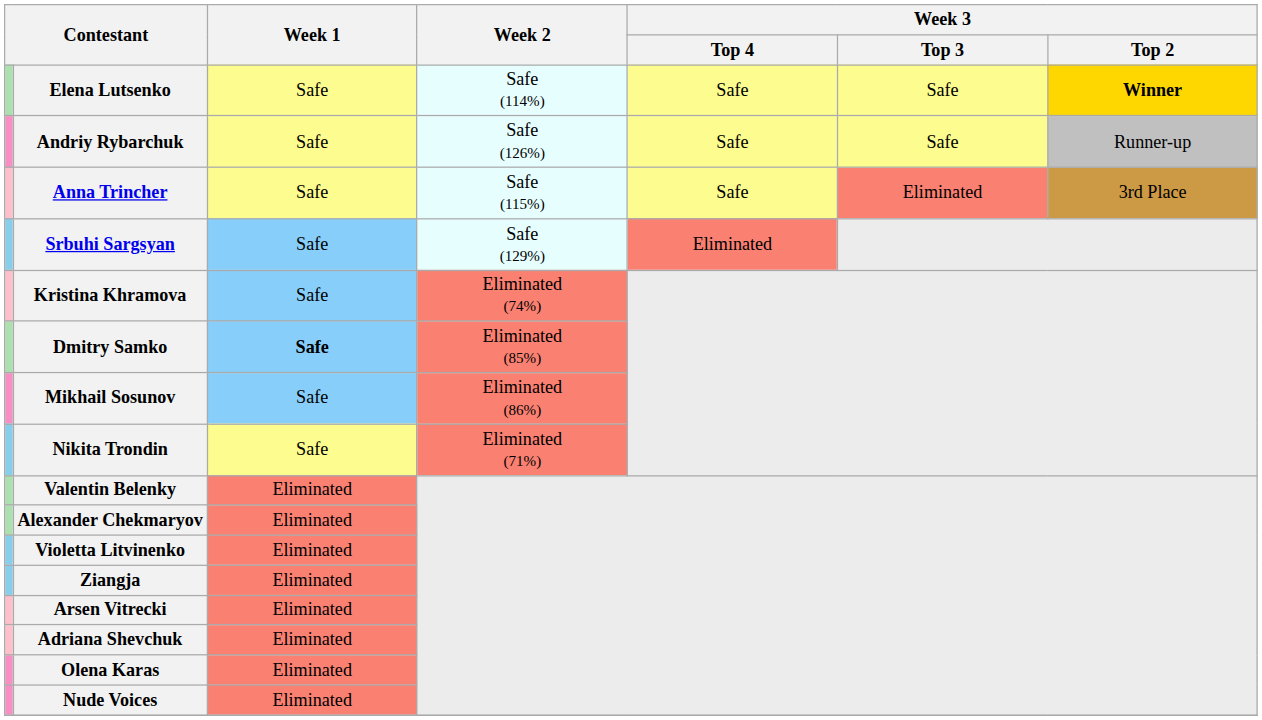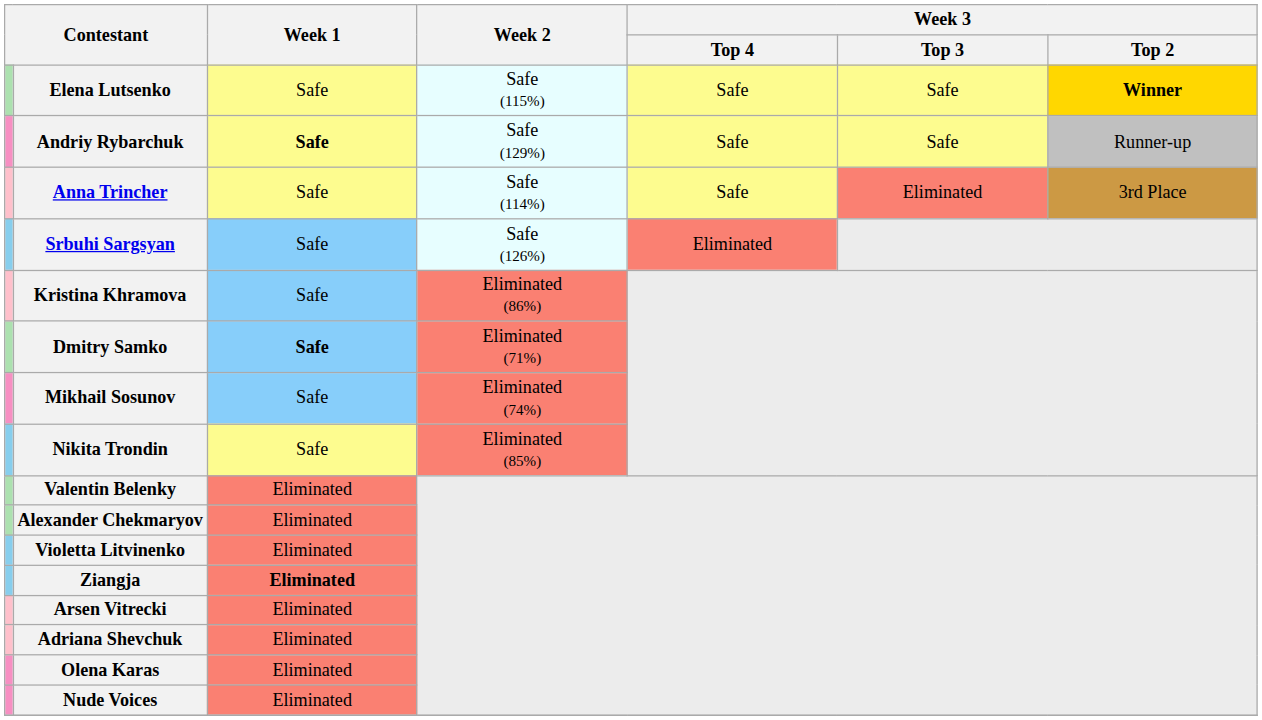(522, 90) Safe (114%) -> (522, 90) Safe (115%)
(312, 141) normal -> (312, 141) bold
(522, 141) Safe (126%) -> (522, 141) Safe (129%)
(522, 193) Safe (115%) -> (522, 193) Safe (114%)
(522, 244) Safe (129%) -> (522, 244) Safe (126%)
(522, 295) Eliminated (74%) -> (522, 295) Eliminated (86%)
(522, 347) Eliminated (85%) -> (522, 347) Eliminated (71%)
(522, 398) Eliminated (86%) -> (522, 398) Eliminated (74%)
(522, 449) Eliminated (71%) -> (522, 449) Eliminated (85%)
(312, 580) normal -> (312, 580) bold
